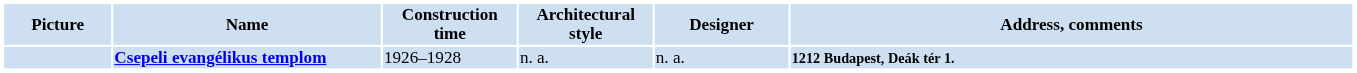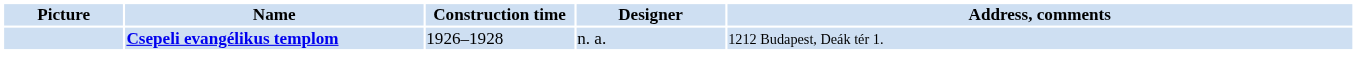- column: (586, 24)
(873, 57) bold -> (806, 39) normal
